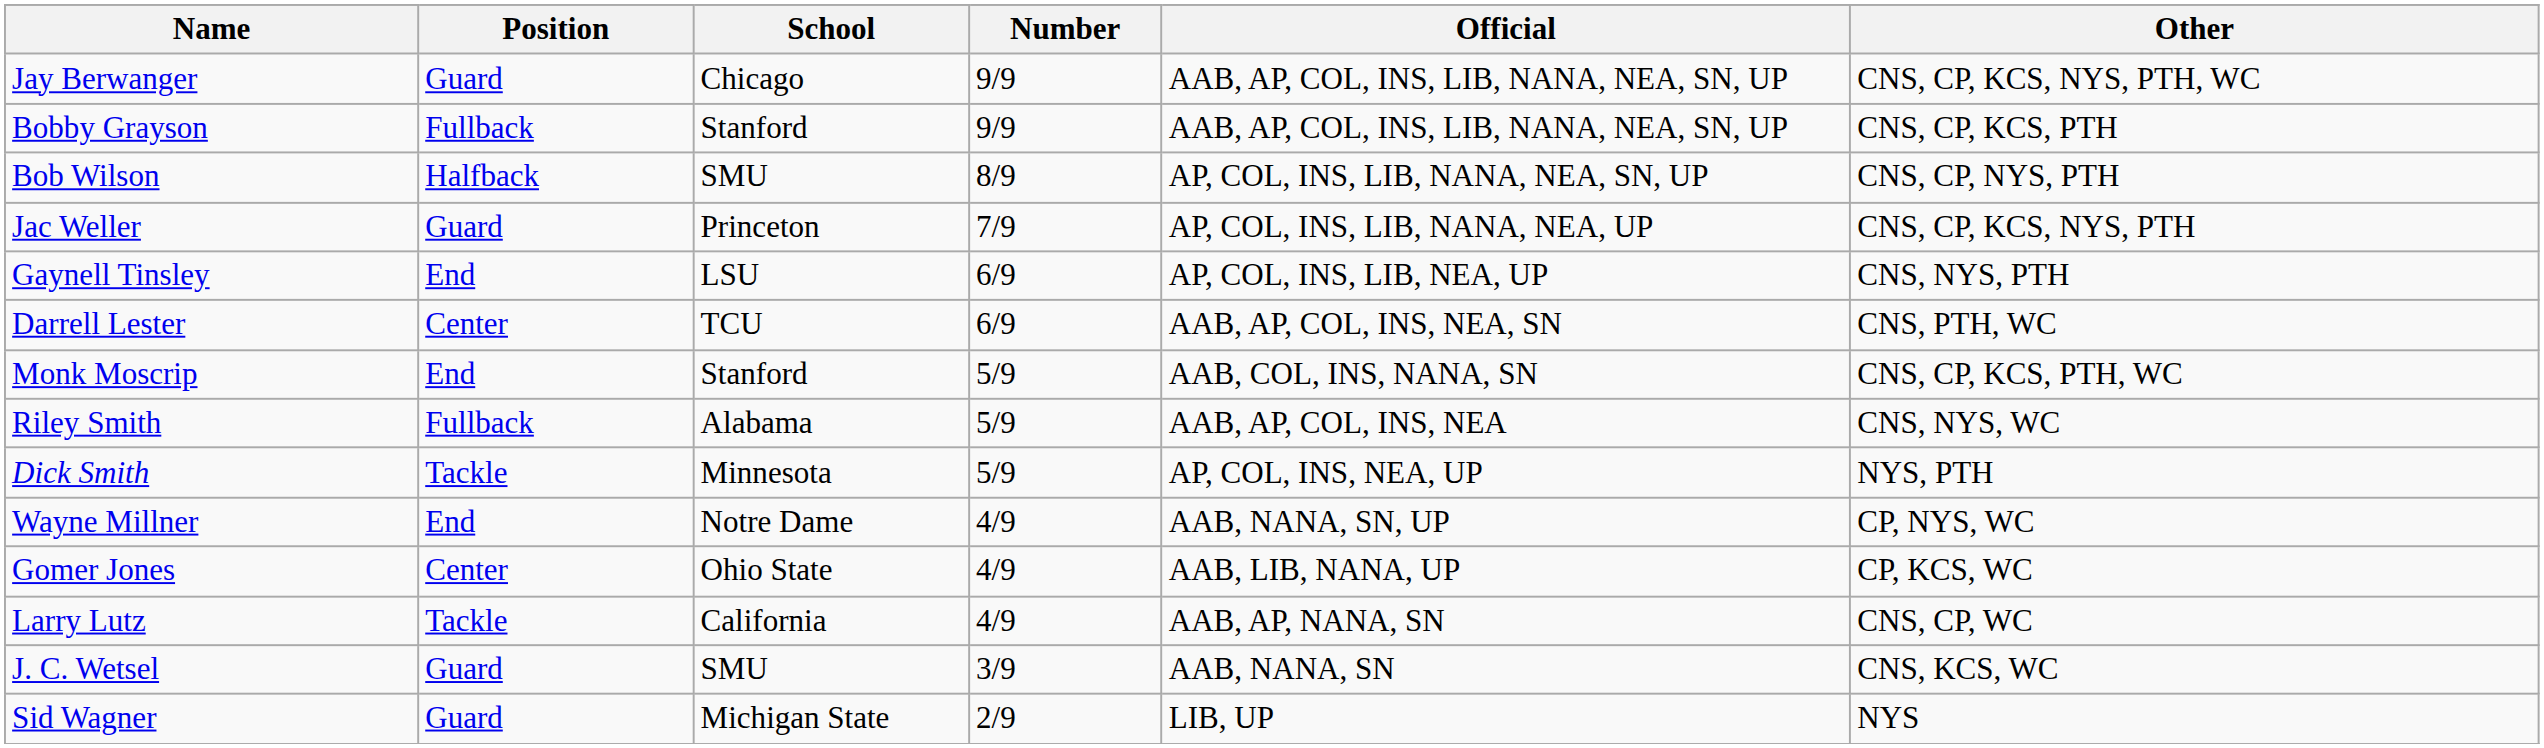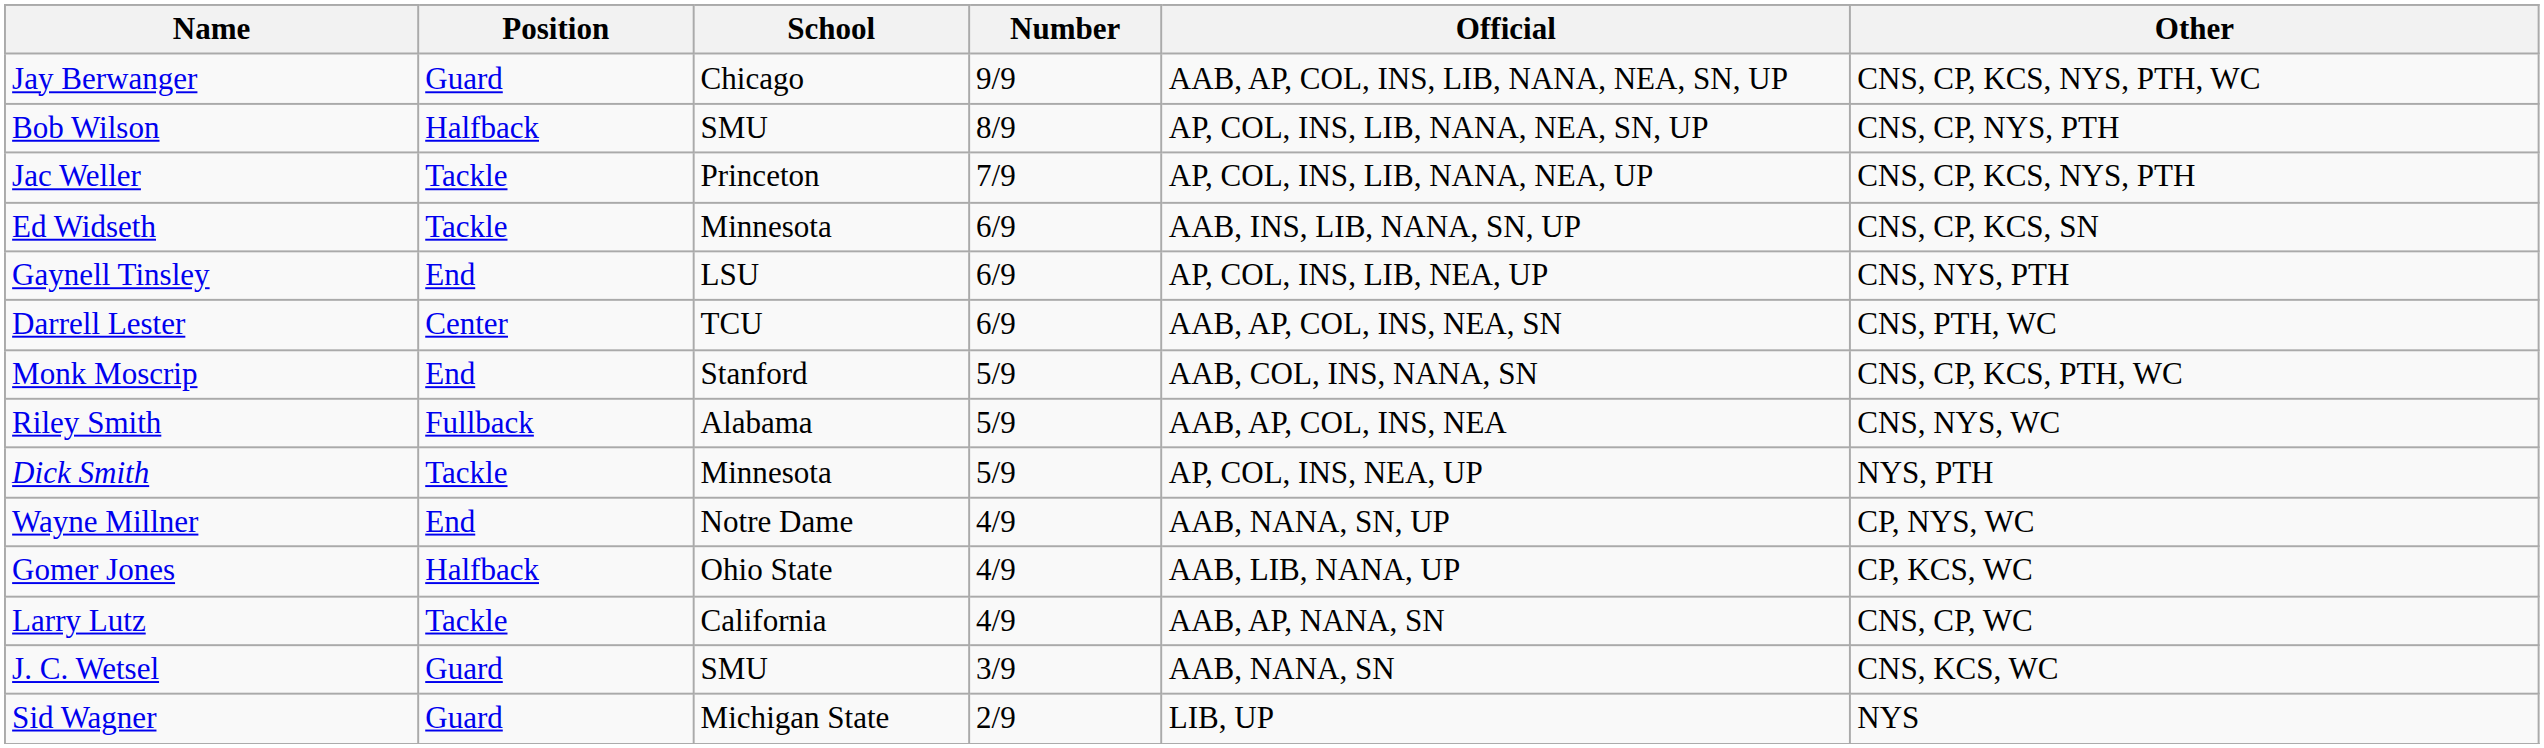- row: (110, 127)
(464, 226) Guard -> (466, 176) Tackle
+ row: (84, 226)
(467, 570) Center -> (482, 570) Halfback
